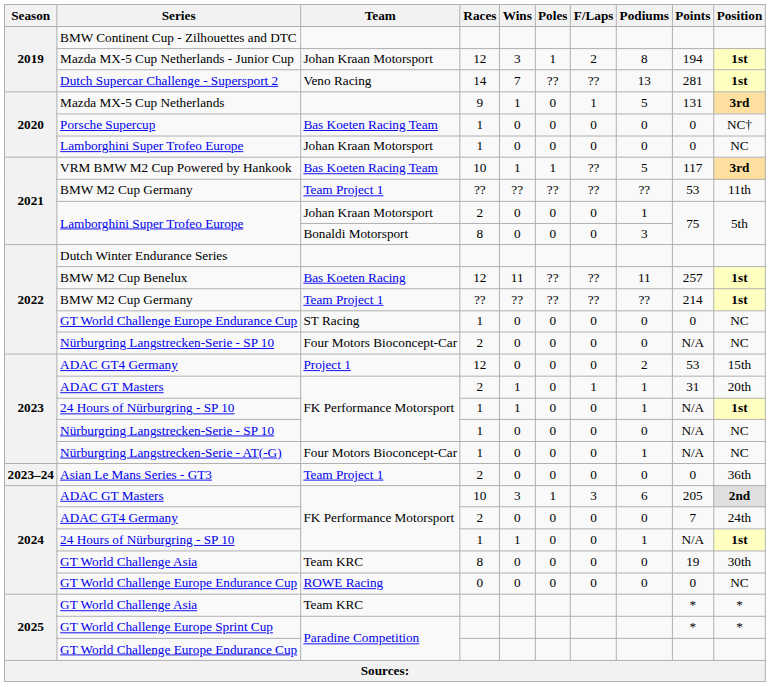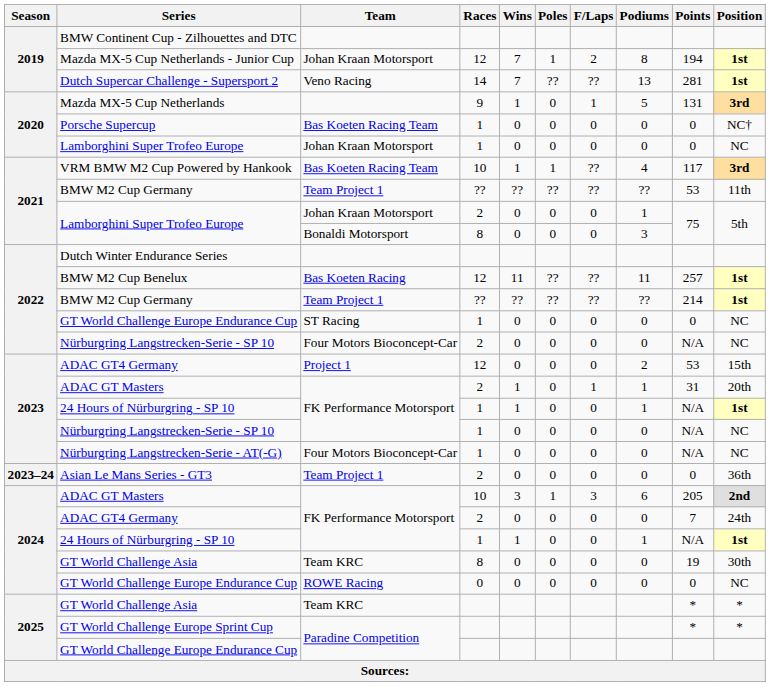(517, 59) 3 -> (517, 59) 7
(644, 168) 5 -> (644, 168) 4
(644, 452) 1 -> (644, 452) 0
